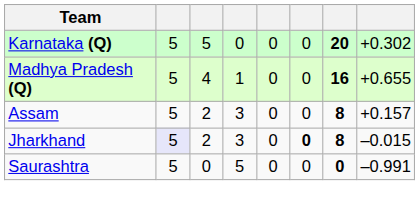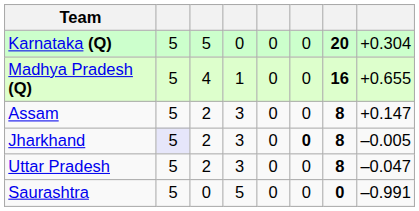(386, 43) +0.302 -> (386, 43) +0.304
(386, 114) +0.157 -> (386, 114) +0.147
(386, 140) –0.015 -> (386, 140) –0.005
+ row: (59, 166)
